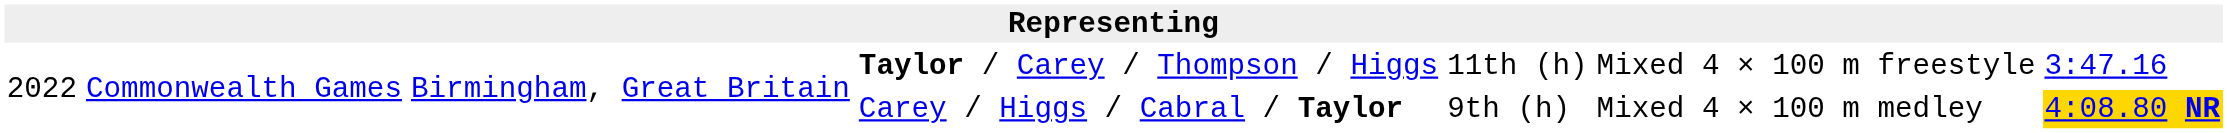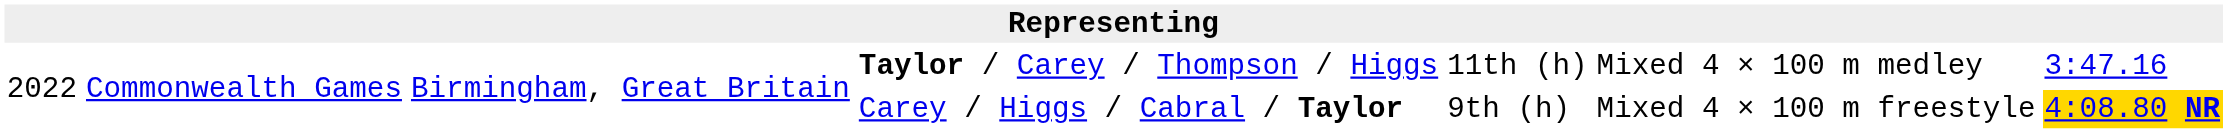(1816, 66) Mixed 4 × 100 m freestyle -> (1790, 66) Mixed 4 × 100 m medley
(1790, 109) Mixed 4 × 100 m medley -> (1816, 109) Mixed 4 × 100 m freestyle
